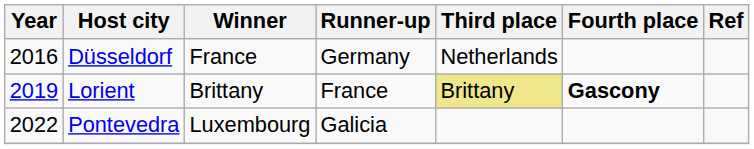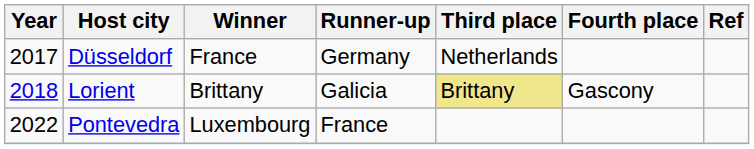(34, 56) 2016 -> (34, 56) 2017
(34, 90) 2019 -> (34, 90) 2018
(354, 90) France -> (354, 90) Galicia
(614, 90) bold -> (611, 90) normal
(354, 125) Galicia -> (354, 125) France
